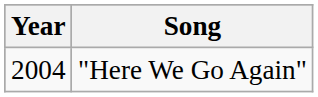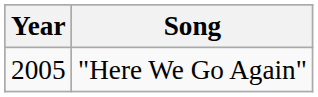(38, 69) 2004 -> (38, 69) 2005
